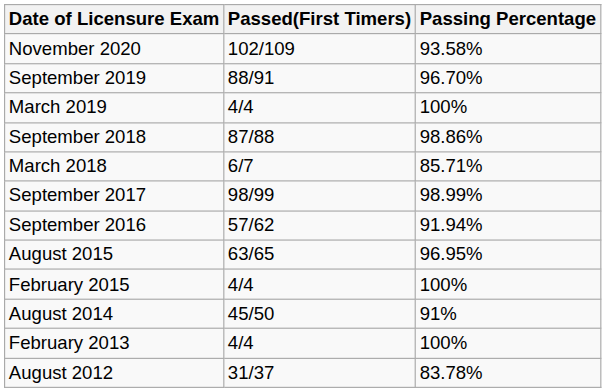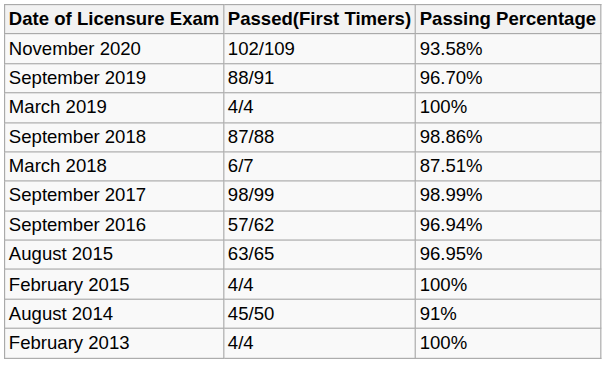(451, 166) 85.71% -> (451, 166) 87.51%
(451, 225) 91.94% -> (451, 225) 96.94%
- row: (61, 372)
